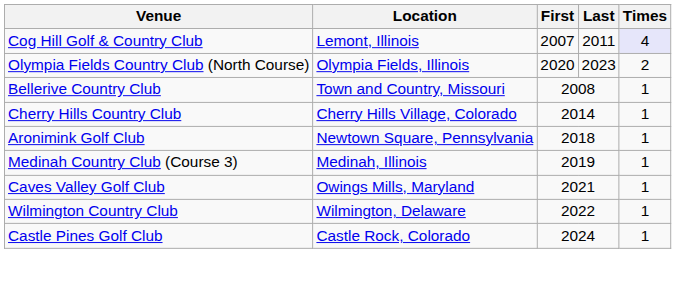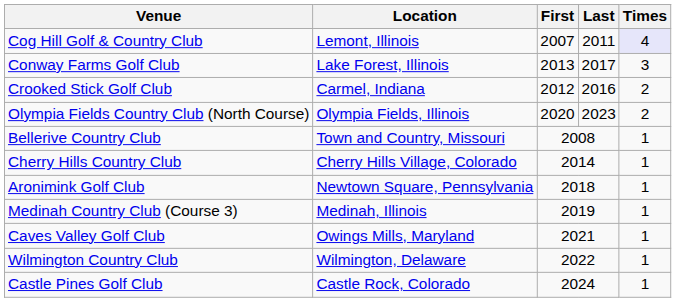+ row: (94, 65)
+ row: (90, 89)
